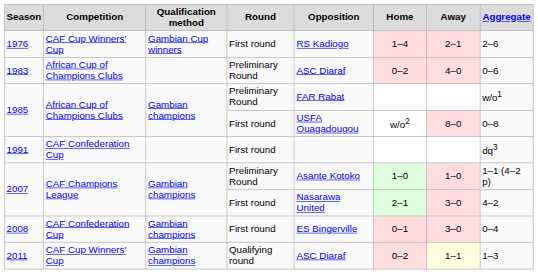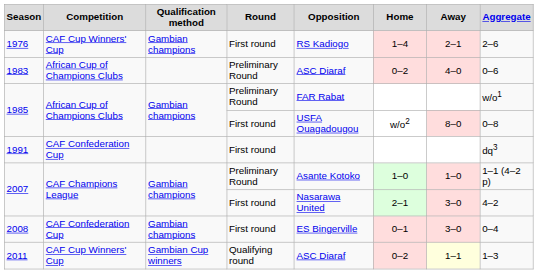(178, 44) Gambian Cup winners -> (172, 44) Gambian champions
(172, 255) Gambian champions -> (178, 255) Gambian Cup winners
